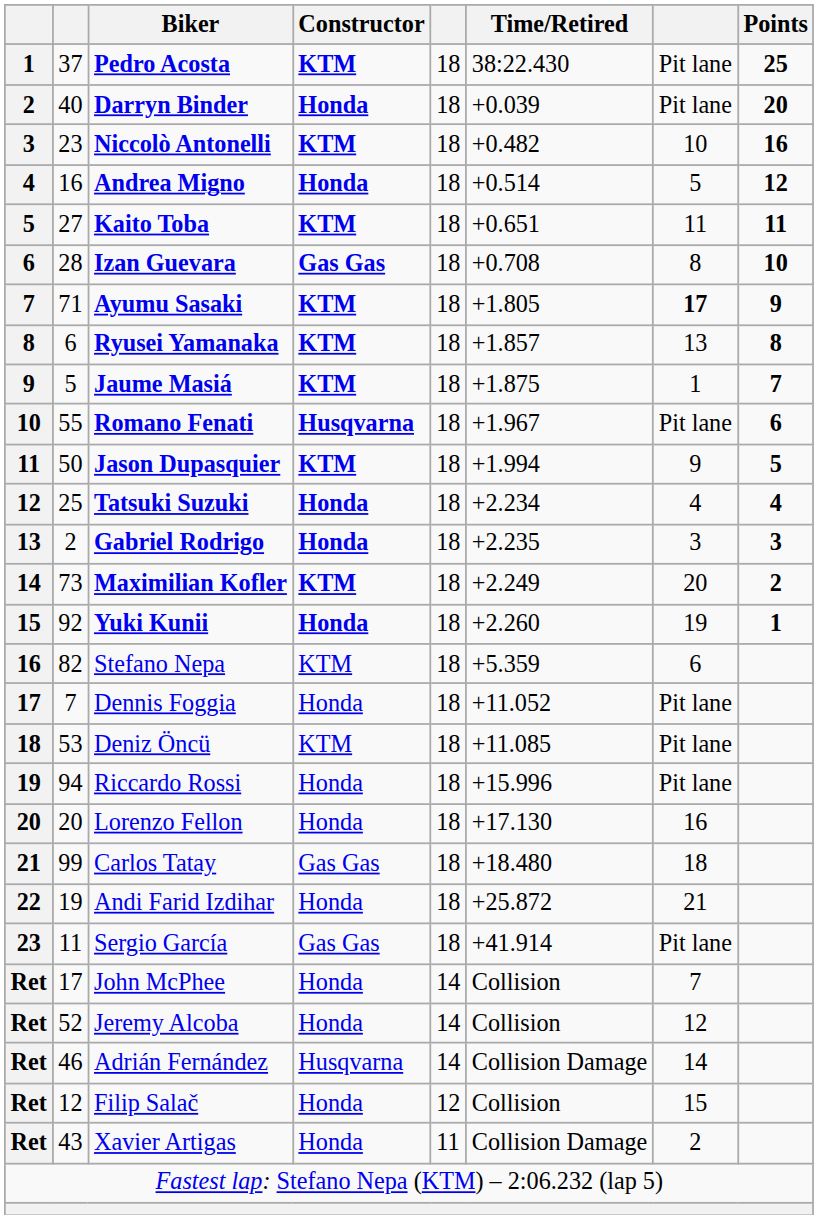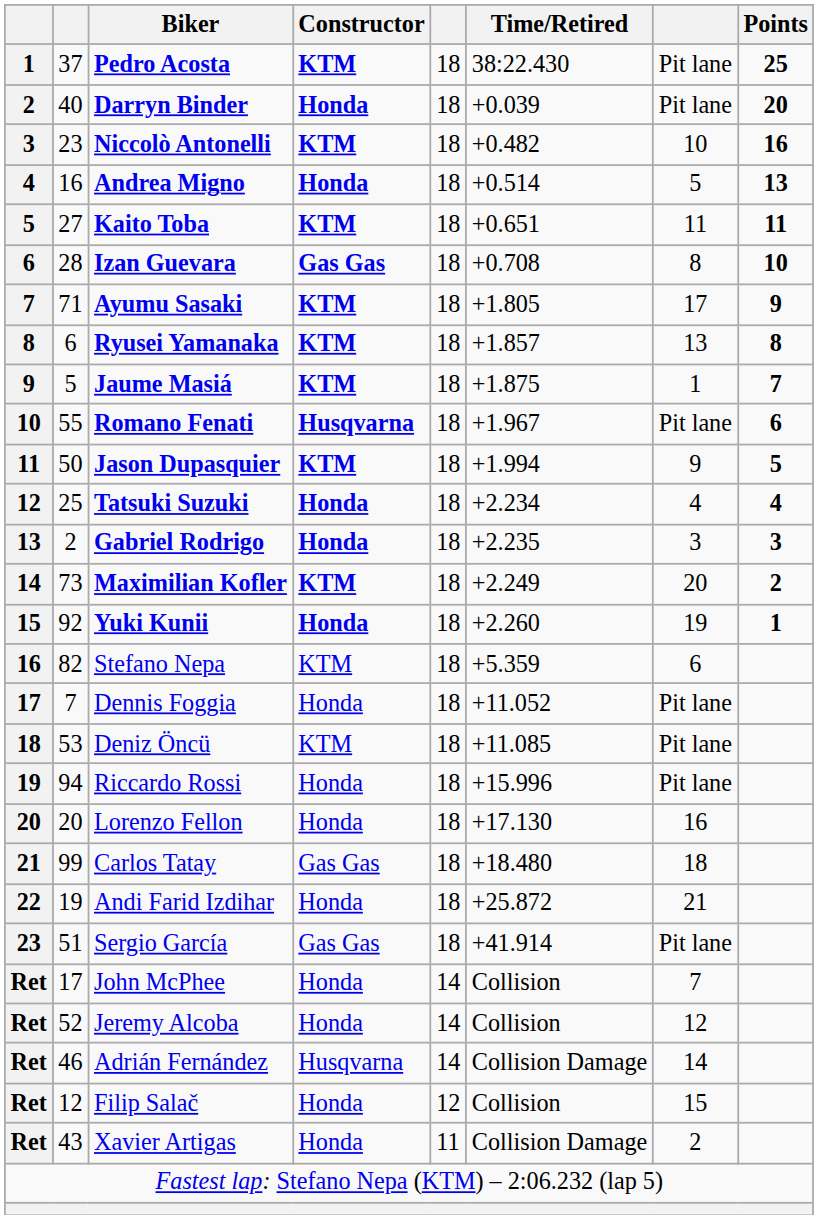(776, 183) 12 -> (776, 183) 13
(695, 303) bold -> (695, 303) normal
(70, 942) 11 -> (70, 942) 51
